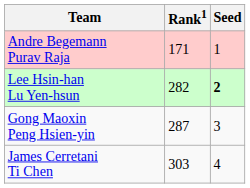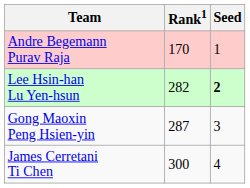(179, 49) 171 -> (179, 49) 170
(179, 164) 303 -> (179, 164) 300
